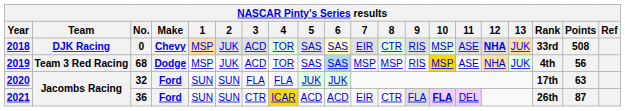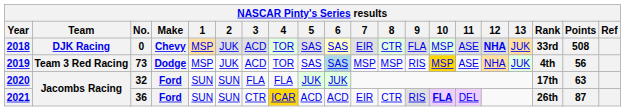(417, 46) RIS -> (417, 46) FLA
(141, 63) 68 -> (141, 63) 73
(417, 97) FLA -> (417, 97) RIS
